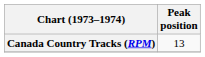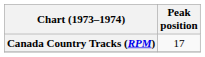(179, 43) 13 -> (179, 43) 17
